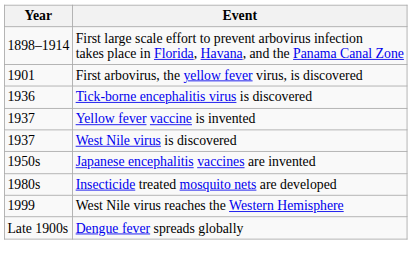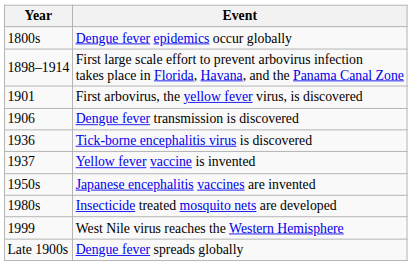+ row: (184, 37)
+ row: (187, 118)
- row: (156, 140)
